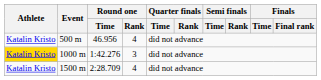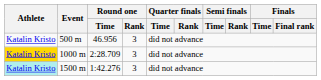(134, 40) 4 -> (134, 40) 3
(105, 54) 1:42.276 -> (105, 54) 2:28.709
(31, 69) no background -> (31, 69) paleturquoise background
(105, 69) 2:28.709 -> (105, 69) 1:42.276
(134, 69) 4 -> (134, 69) 3
